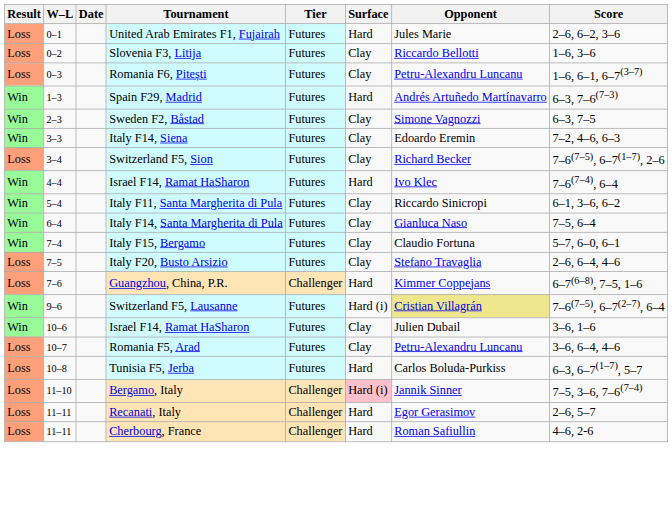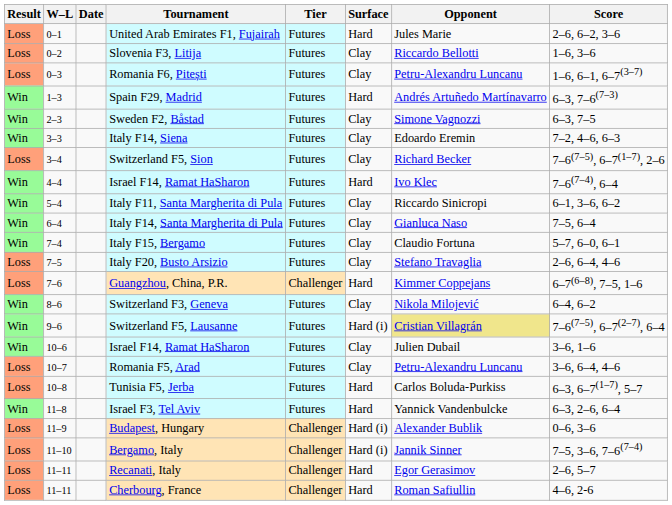+ row: (54, 305)
+ row: (57, 409)
+ row: (57, 429)
(368, 390) pink background -> (368, 449) no background
